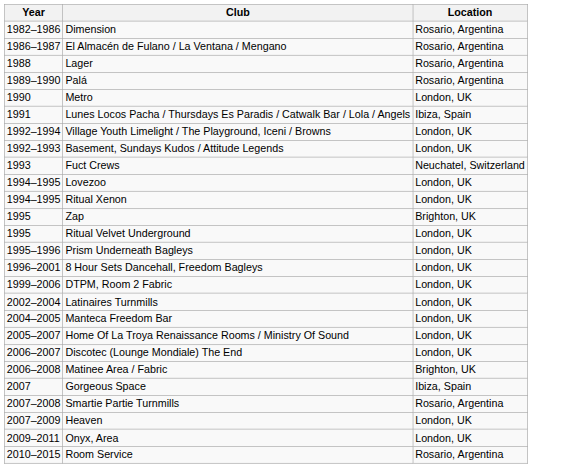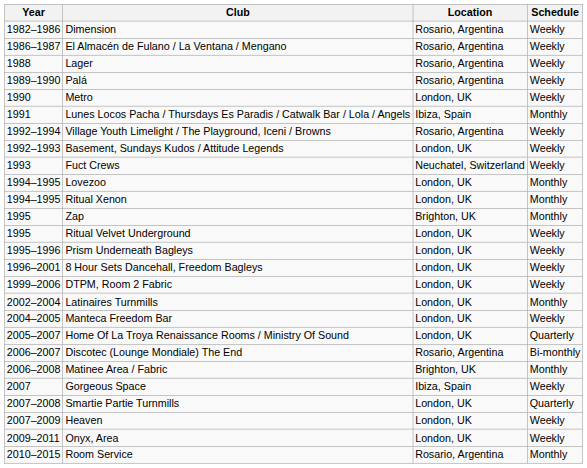+ column: (555, 13)
(443, 132) London, UK -> (459, 132) Rosario, Argentina
(443, 353) London, UK -> (459, 353) Rosario, Argentina
(459, 404) Rosario, Argentina -> (443, 404) London, UK
